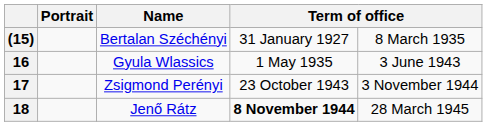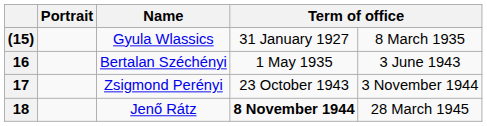(163, 39) Bertalan Széchényi -> (163, 39) Gyula Wlassics
(163, 62) Gyula Wlassics -> (163, 62) Bertalan Széchényi
